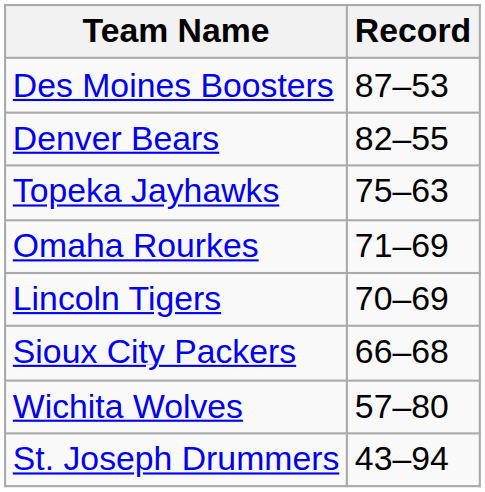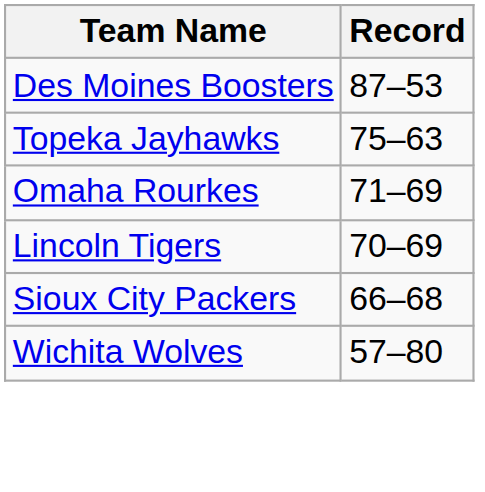- row: (116, 138)
- row: (176, 459)
